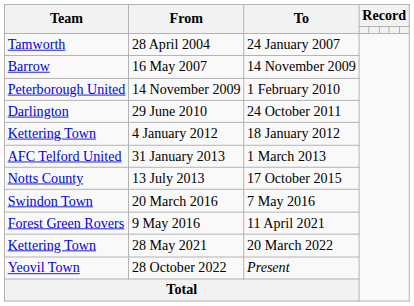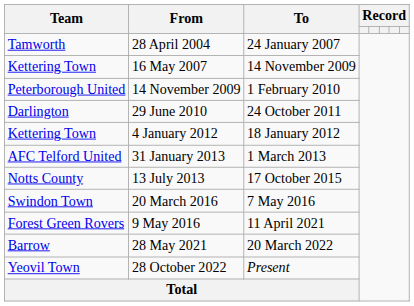(29, 66) Barrow -> (52, 66) Kettering Town
(52, 245) Kettering Town -> (29, 245) Barrow
